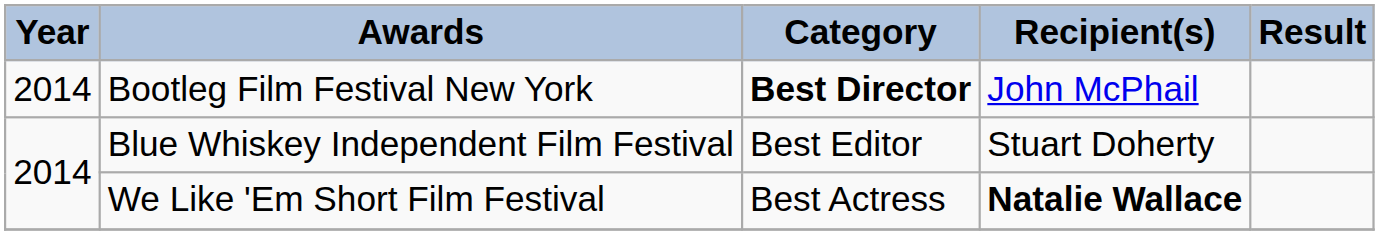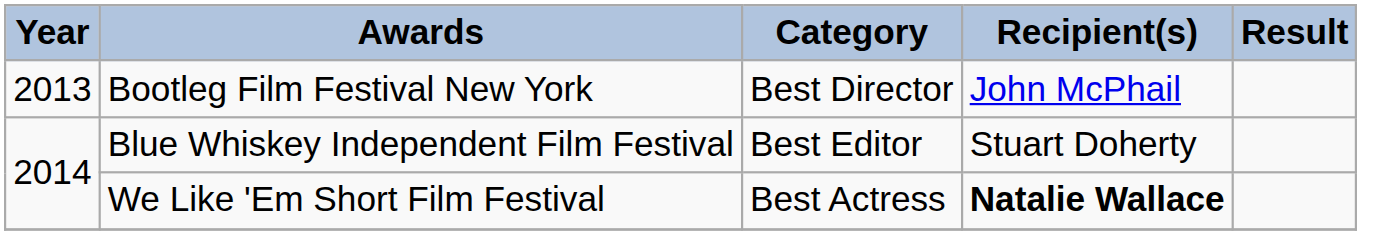(52, 88) 2014 -> (52, 88) 2013
(861, 88) bold -> (852, 88) normal
